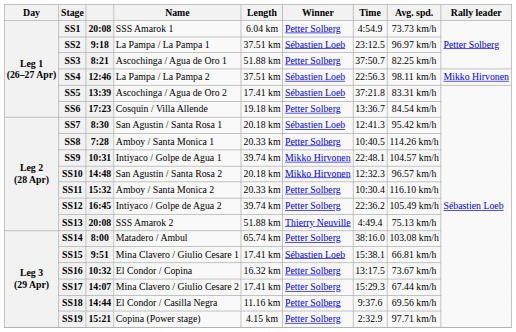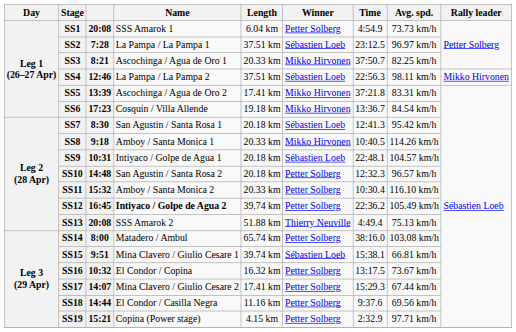(100, 45) 9:18 -> (100, 45) 7:28
(262, 61) 51.88 km -> (262, 61) 20.33 km
(313, 61) Petter Solberg -> (318, 61) Mikko Hirvonen
(315, 93) Sébastien Loeb -> (318, 93) Mikko Hirvonen
(313, 109) Petter Solberg -> (318, 109) Mikko Hirvonen
(100, 142) 7:28 -> (100, 142) 9:18
(313, 142) Petter Solberg -> (318, 142) Mikko Hirvonen
(262, 158) 39.74 km -> (262, 158) 20.18 km
(318, 158) Mikko Hirvonen -> (315, 158) Sébastien Loeb
(318, 174) Mikko Hirvonen -> (313, 174) Petter Solberg
(169, 206) normal -> (171, 206) bold
(262, 255) 17.41 km -> (262, 255) 39.74 km
